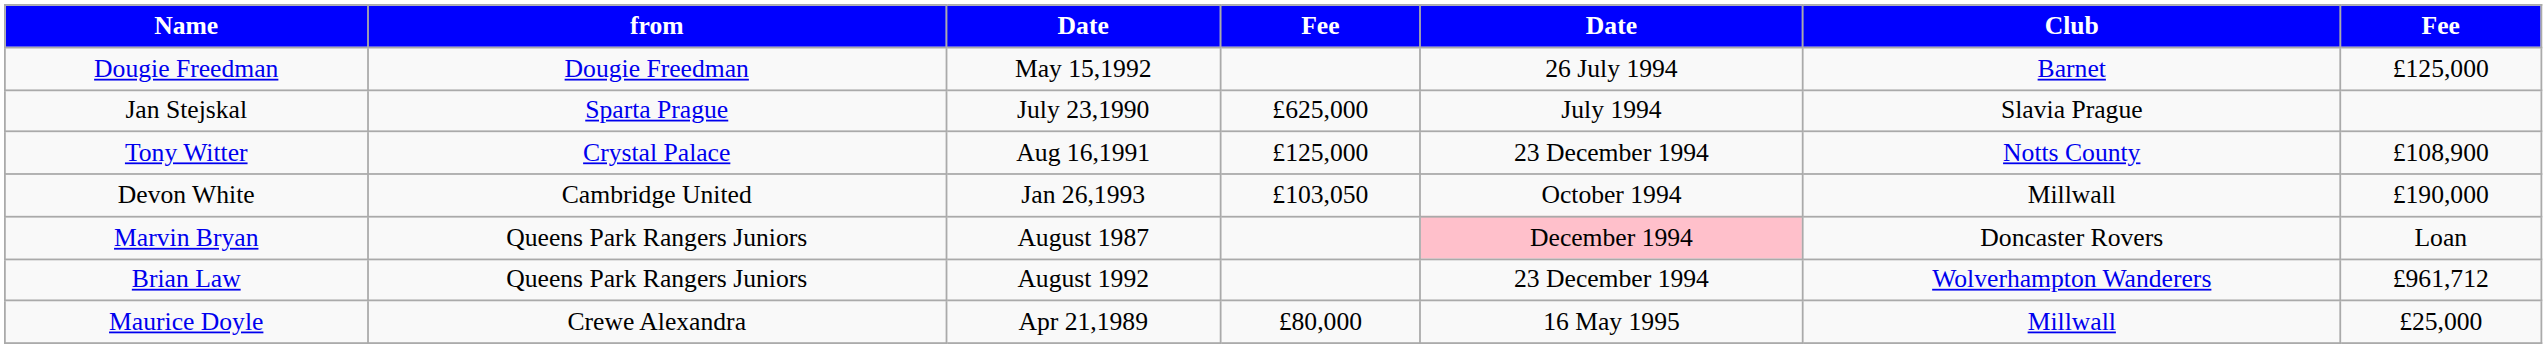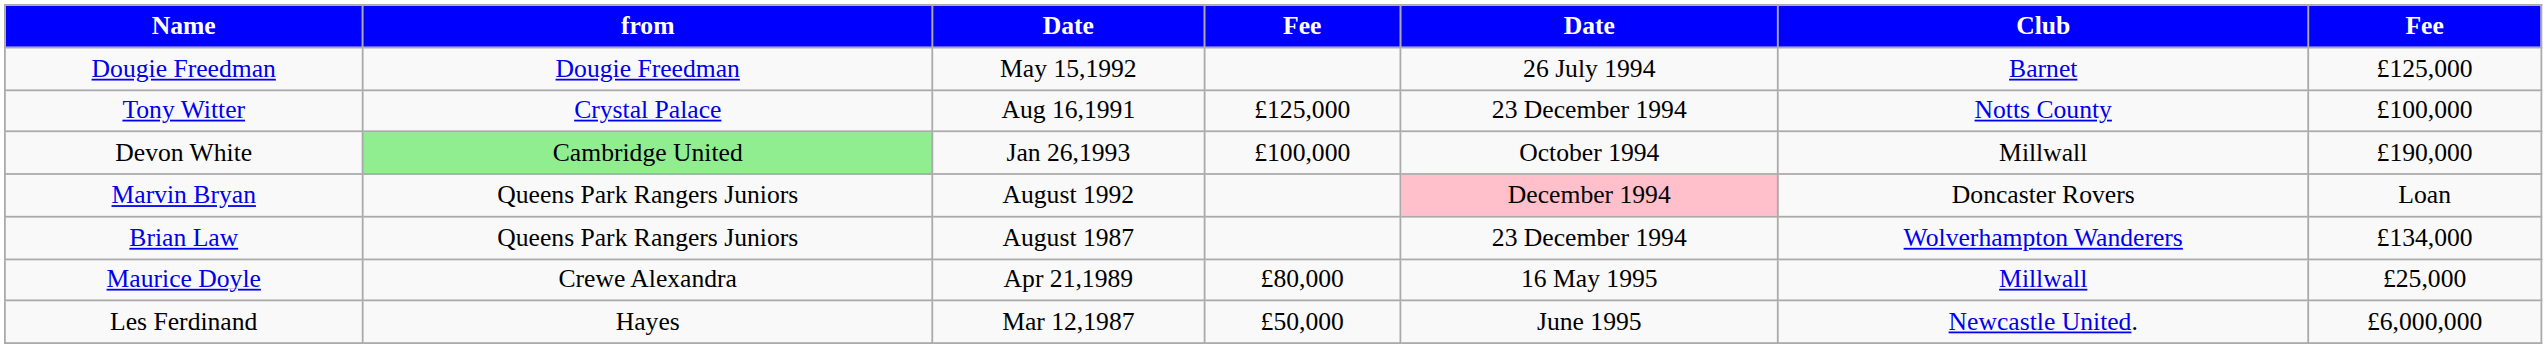- row: (186, 110)
(2441, 152) £108,900 -> (2425, 110) £100,000
(657, 195) no background -> (648, 152) lightgreen background
(1320, 195) £103,050 -> (1302, 152) £100,000
(1083, 237) August 1987 -> (1068, 195) August 1992
(1083, 279) August 1992 -> (1068, 237) August 1987
(2441, 279) £961,712 -> (2425, 237) £134,000
+ row: (184, 321)
